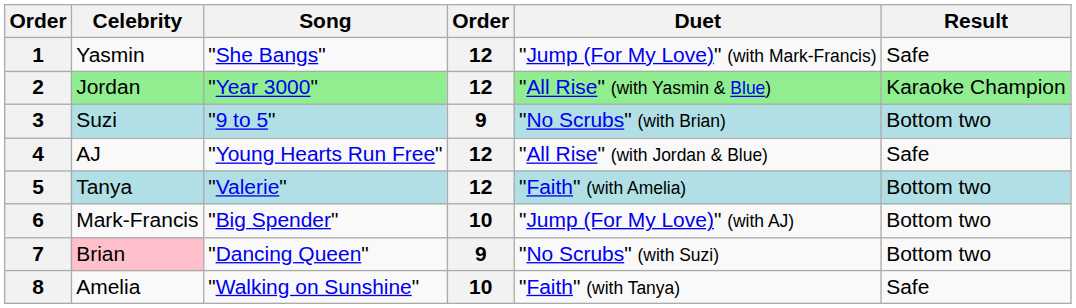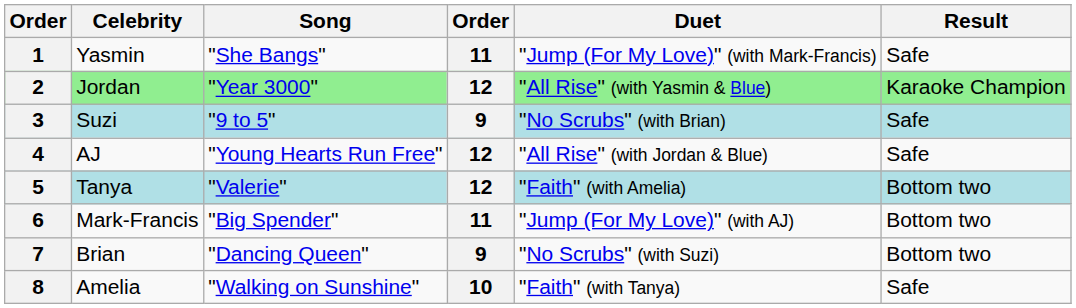(481, 54) 12 -> (481, 54) 11
(939, 120) Bottom two -> (908, 120) Safe
(481, 220) 10 -> (481, 220) 11
(101, 253) pink background -> (101, 253) no background
